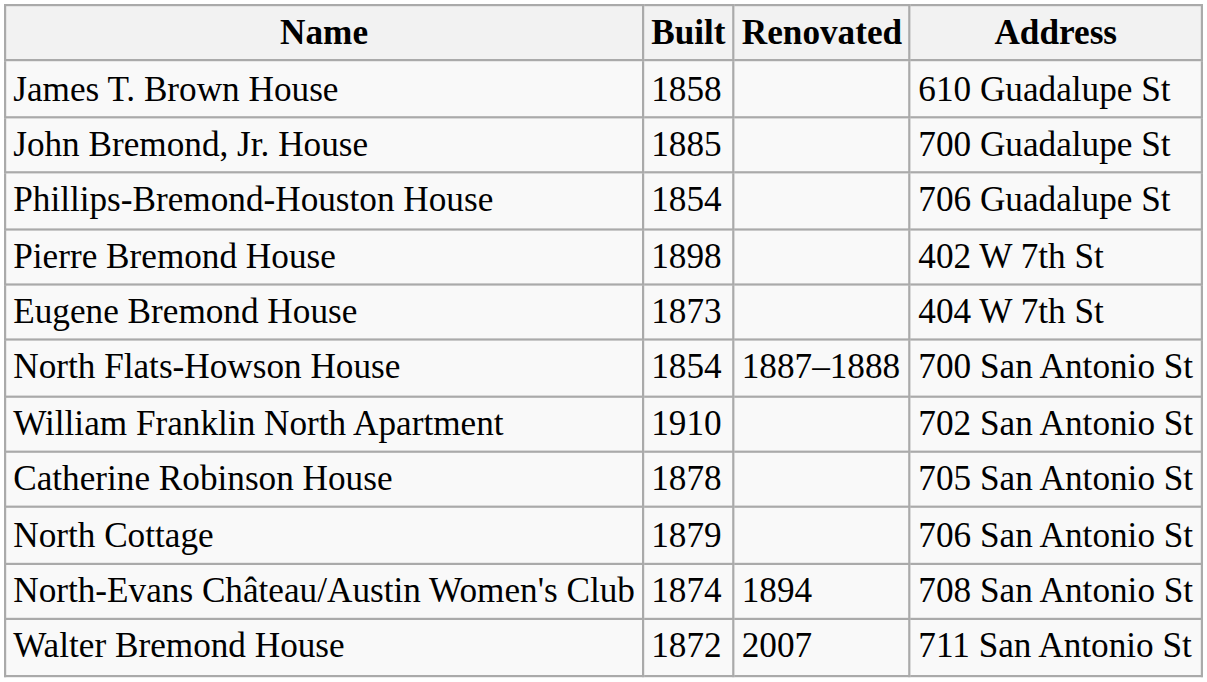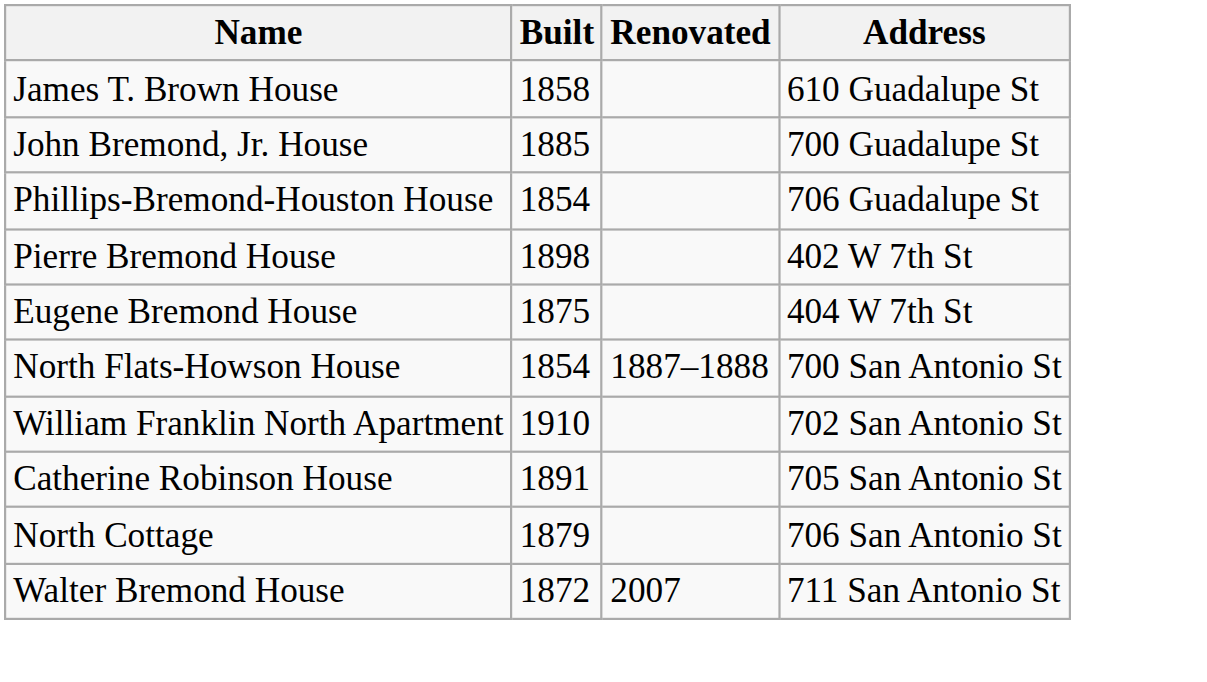(686, 311) 1873 -> (555, 311) 1875
(686, 479) 1878 -> (555, 479) 1891
- row: (324, 590)
